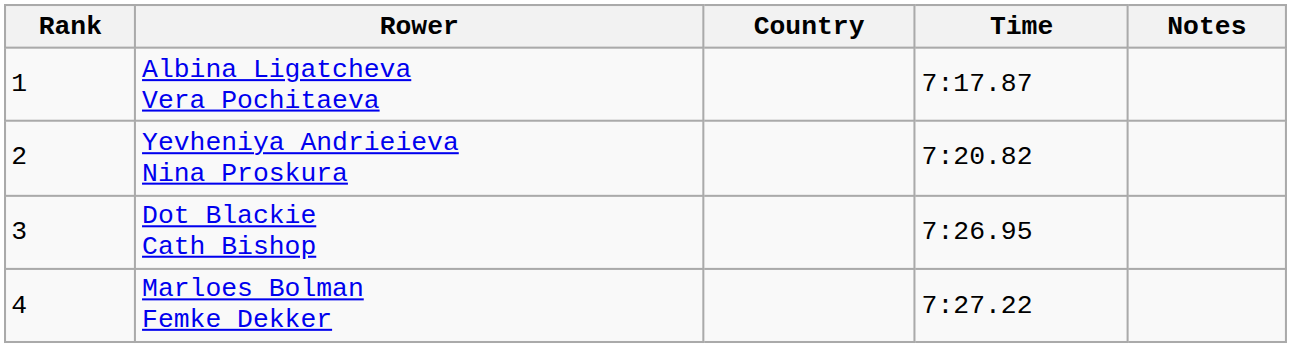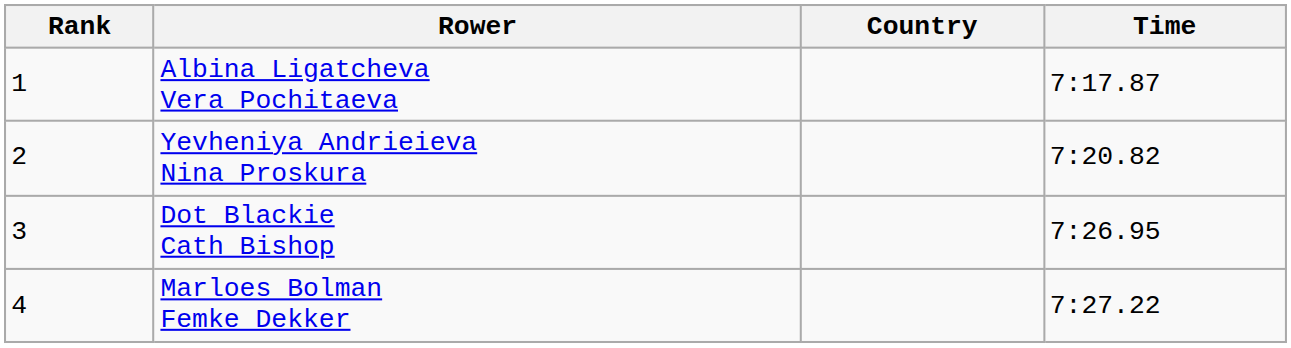- column: (1207, 27)
